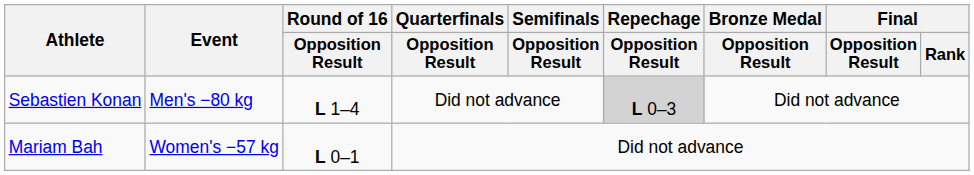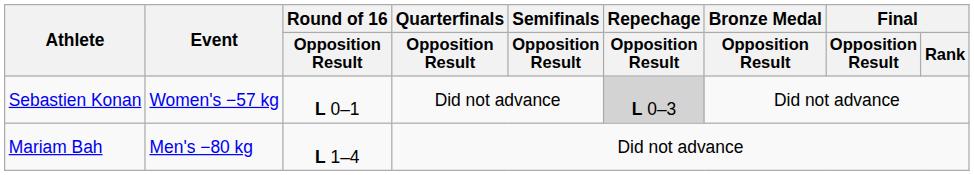(201, 100) Men's −80 kg -> (214, 100) Women's −57 kg
(337, 110) L 1–4 -> (337, 110) L 0–1
(214, 147) Women's −57 kg -> (201, 147) Men's −80 kg
(337, 157) L 0–1 -> (337, 157) L 1–4
